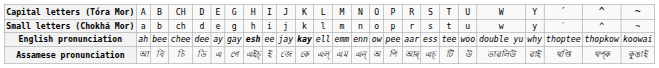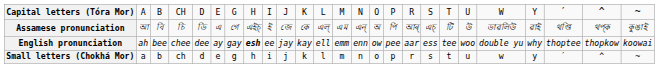rows swapped: (70, 26) <-> (70, 55)
(304, 40) bold -> (304, 43) normal
